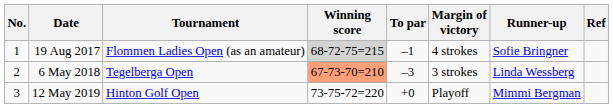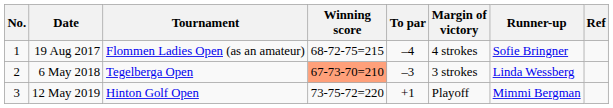(347, 51) lightgrey background -> (347, 51) no background
(408, 51) –1 -> (408, 51) –4
(408, 93) +0 -> (408, 93) +1
